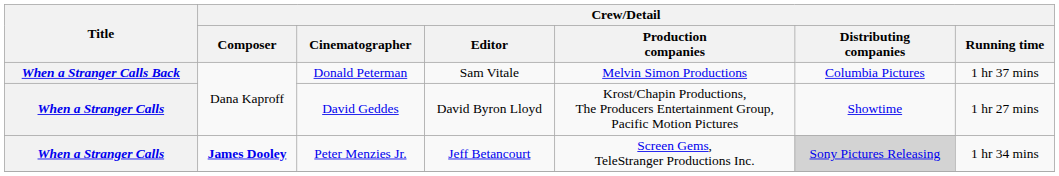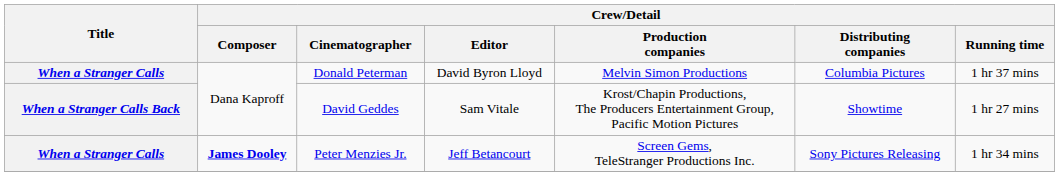(101, 72) When a Stranger Calls Back -> (101, 72) When a Stranger Calls
(489, 72) Sam Vitale -> (489, 72) David Byron Lloyd
(101, 109) When a Stranger Calls -> (101, 109) When a Stranger Calls Back
(489, 109) David Byron Lloyd -> (489, 109) Sam Vitale
(875, 153) lightgrey background -> (875, 153) no background
